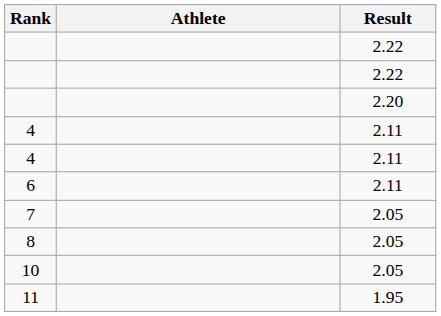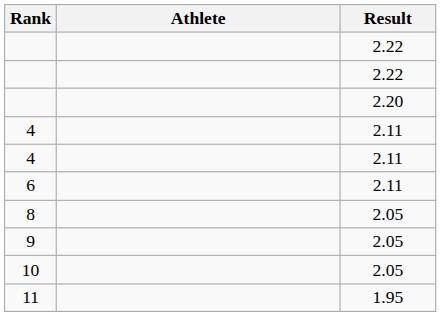- row: (31, 213)
+ row: (31, 241)
